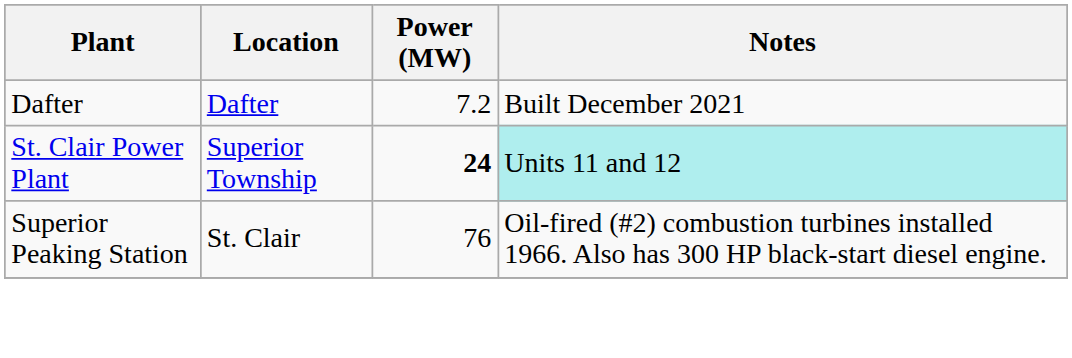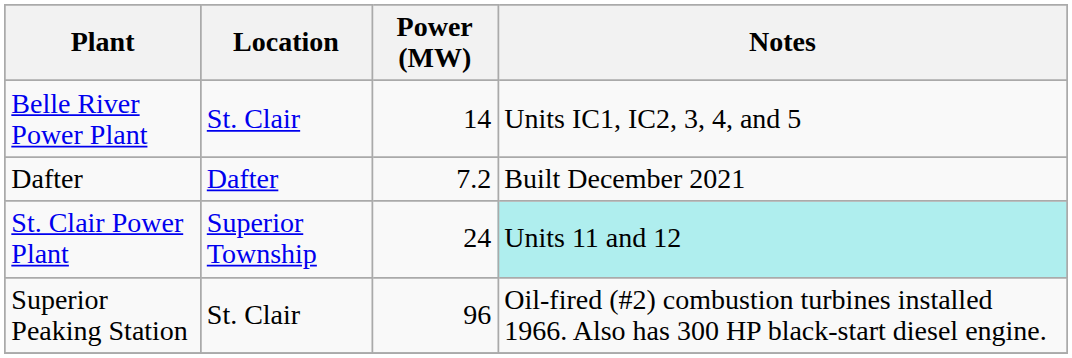+ row: (79, 118)
(477, 162) bold -> (477, 238) normal
(477, 238) 76 -> (477, 314) 96
